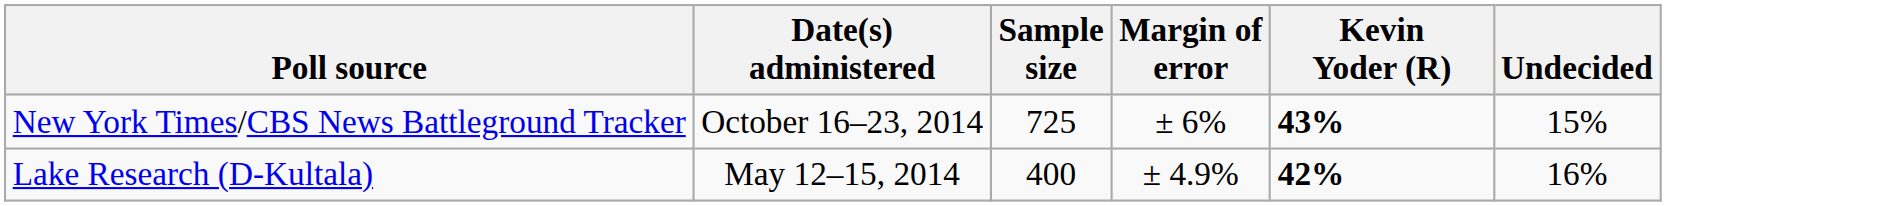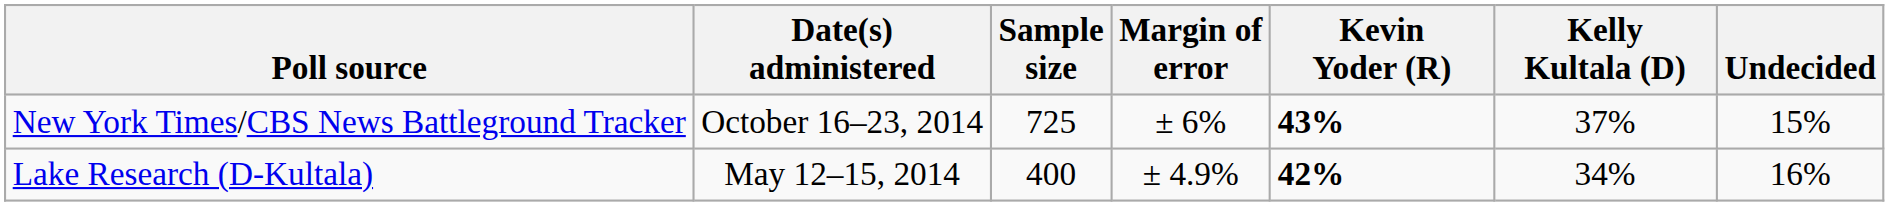+ column: (1605, 49)
